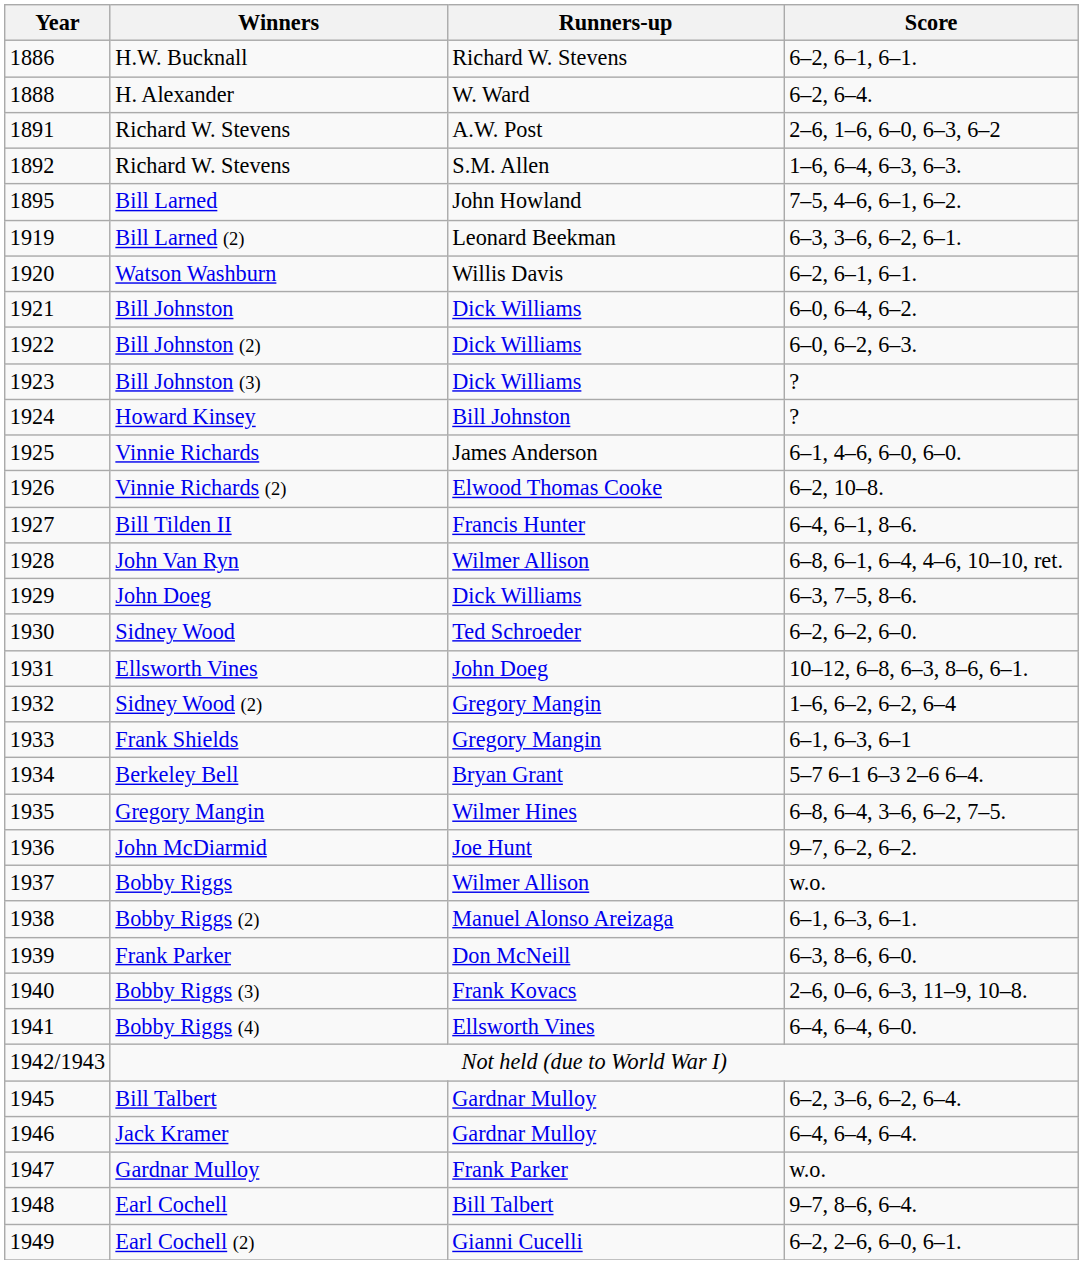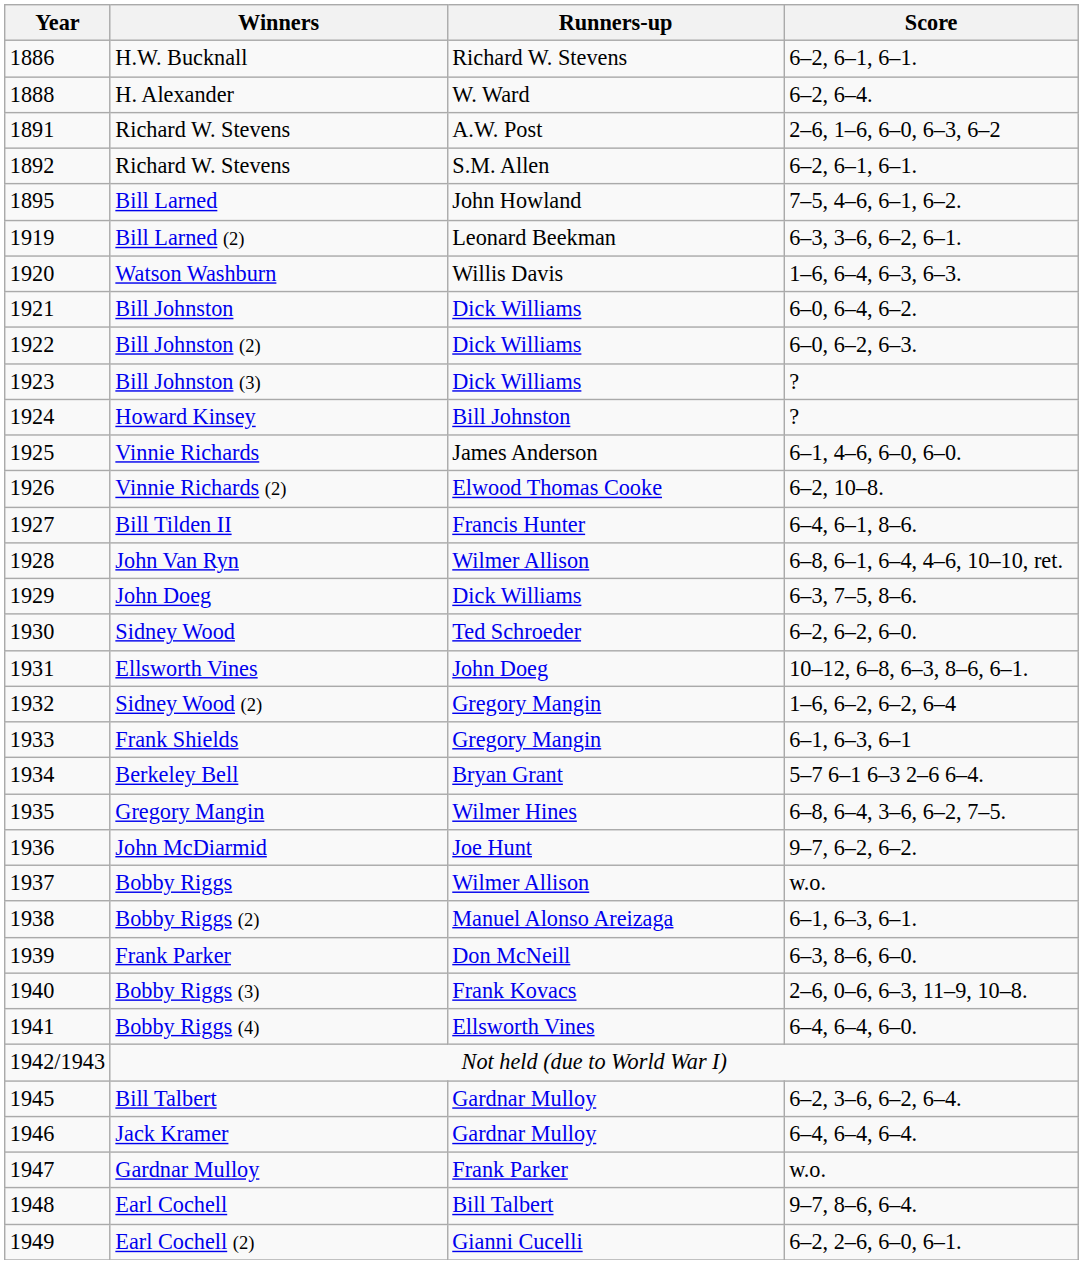(875, 165) 1–6, 6–4, 6–3, 6–3. -> (853, 165) 6–2, 6–1, 6–1.
(853, 273) 6–2, 6–1, 6–1. -> (875, 273) 1–6, 6–4, 6–3, 6–3.
